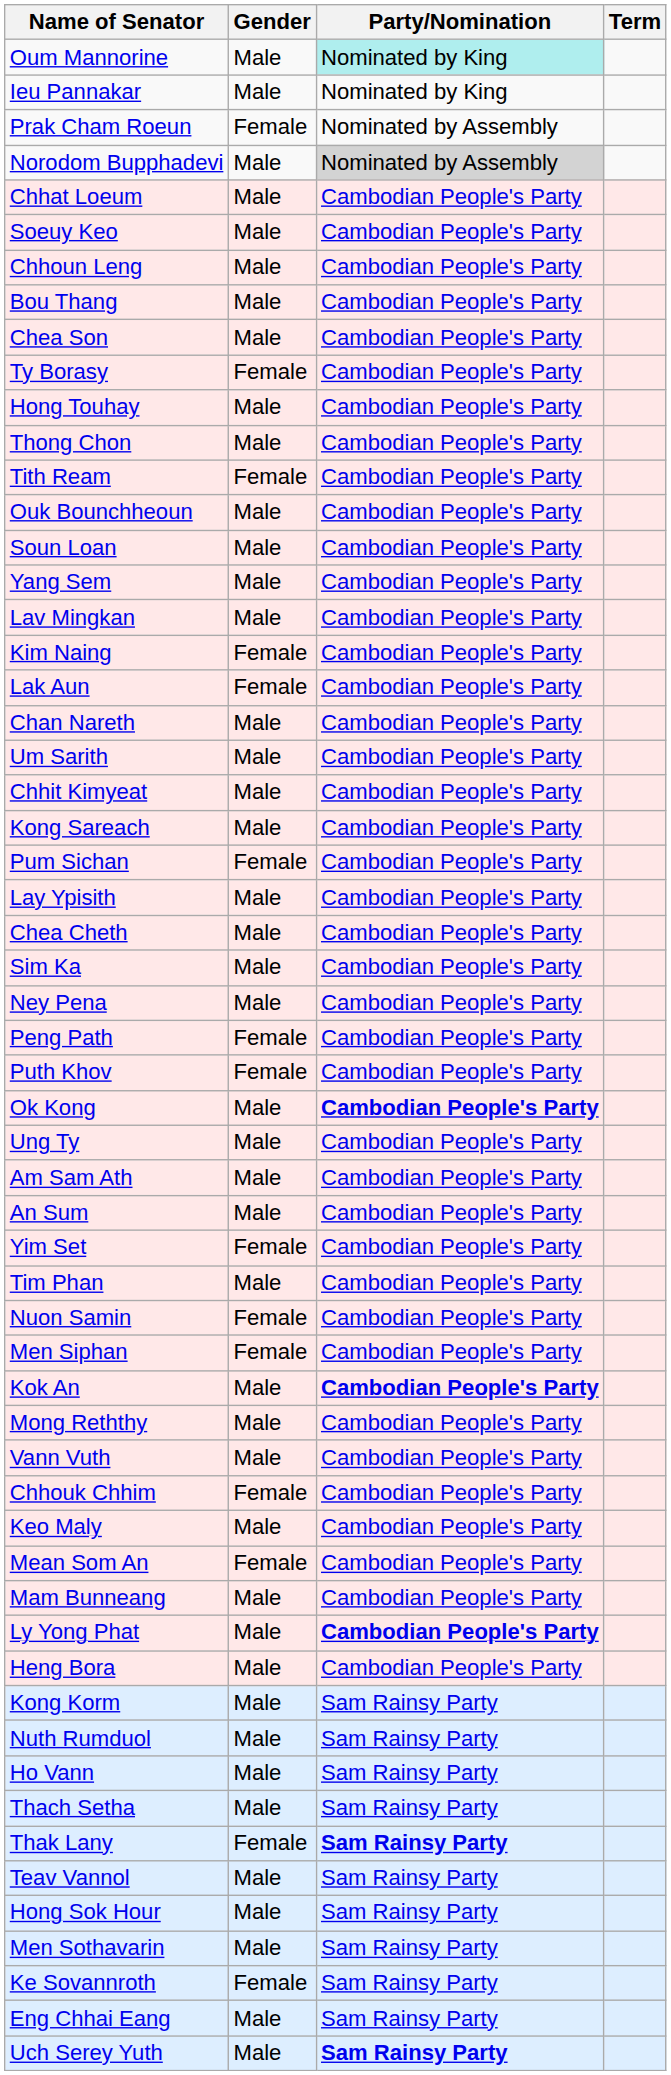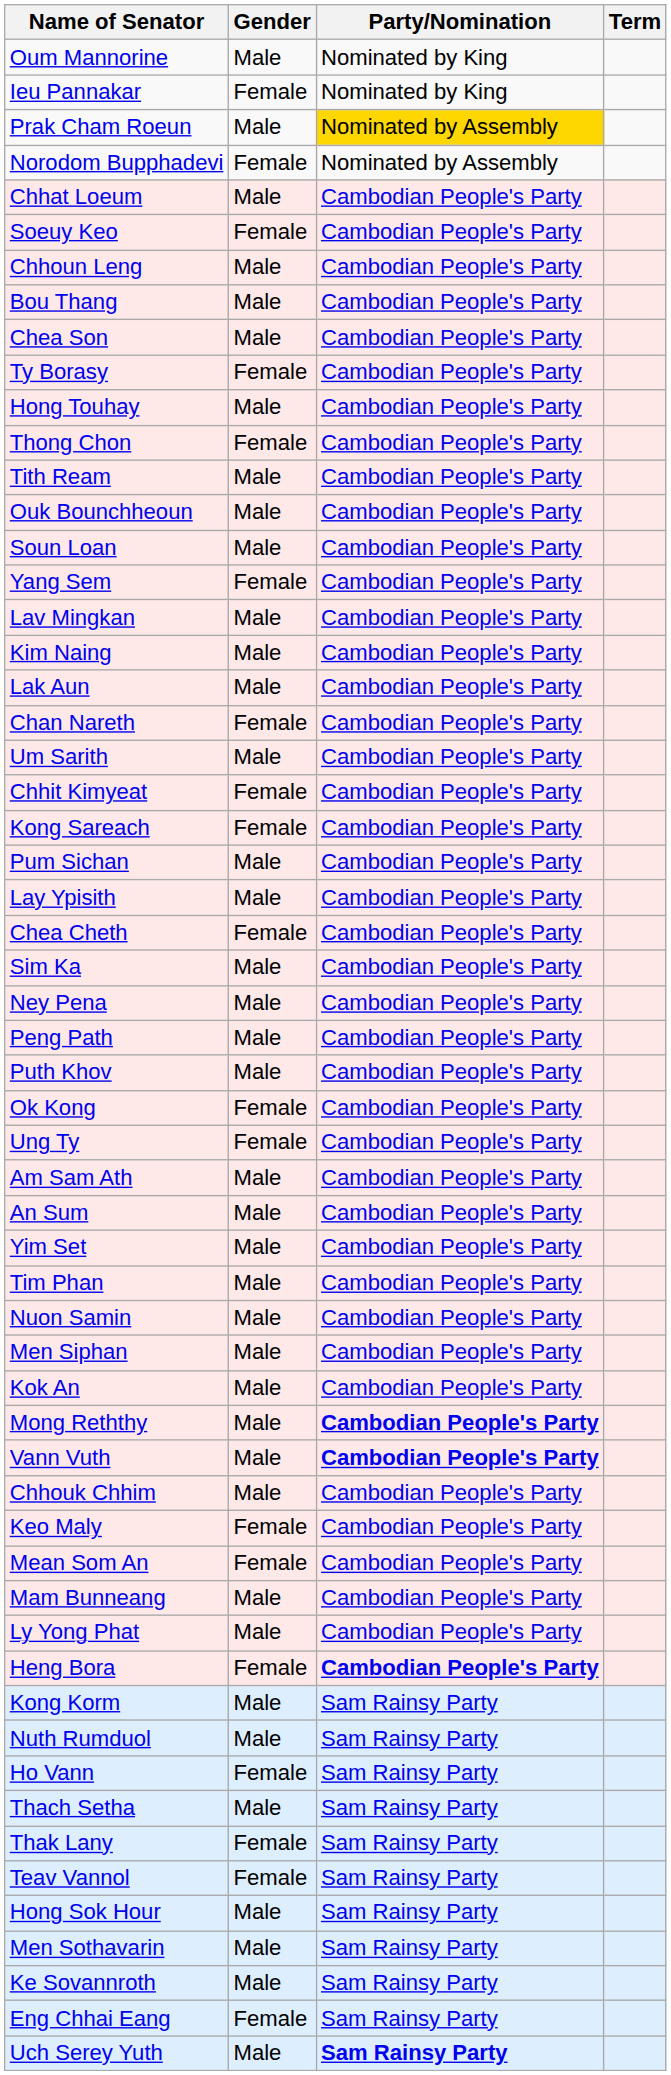(414, 57) paleturquoise background -> (414, 57) no background
(257, 92) Male -> (270, 92) Female
(270, 127) Female -> (257, 127) Male
(439, 127) no background -> (439, 127) gold background
(257, 162) Male -> (270, 162) Female
(439, 162) lightgrey background -> (439, 162) no background
(257, 232) Male -> (270, 232) Female
(257, 442) Male -> (270, 442) Female
(270, 477) Female -> (257, 477) Male
(257, 582) Male -> (270, 582) Female
(270, 652) Female -> (257, 652) Male
(270, 687) Female -> (257, 687) Male
(257, 722) Male -> (270, 722) Female
(257, 792) Male -> (270, 792) Female
(257, 827) Male -> (270, 827) Female
(270, 862) Female -> (257, 862) Male
(257, 932) Male -> (270, 932) Female
(270, 1037) Female -> (257, 1037) Male
(270, 1072) Female -> (257, 1072) Male
(257, 1107) Male -> (270, 1107) Female
(460, 1107) bold -> (451, 1107) normal
(257, 1142) Male -> (270, 1142) Female
(270, 1247) Female -> (257, 1247) Male
(270, 1317) Female -> (257, 1317) Male
(270, 1352) Female -> (257, 1352) Male
(460, 1387) bold -> (451, 1387) normal
(451, 1422) normal -> (460, 1422) bold
(451, 1457) normal -> (460, 1457) bold
(270, 1492) Female -> (257, 1492) Male
(257, 1527) Male -> (270, 1527) Female
(460, 1632) bold -> (451, 1632) normal
(257, 1667) Male -> (270, 1667) Female
(451, 1667) normal -> (460, 1667) bold
(257, 1772) Male -> (270, 1772) Female
(414, 1842) bold -> (409, 1842) normal
(257, 1877) Male -> (270, 1877) Female
(270, 1982) Female -> (257, 1982) Male
(257, 2018) Male -> (270, 2018) Female
